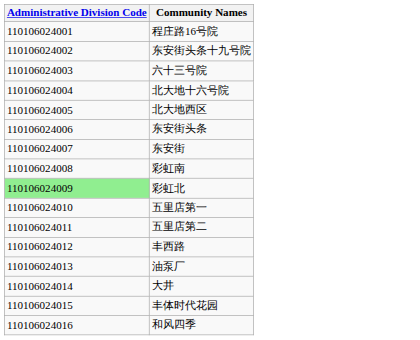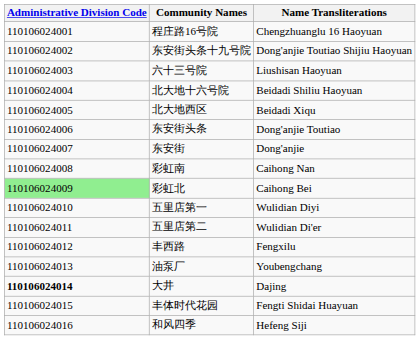+ column: (334, 13)
(40, 286) normal -> (40, 286) bold
